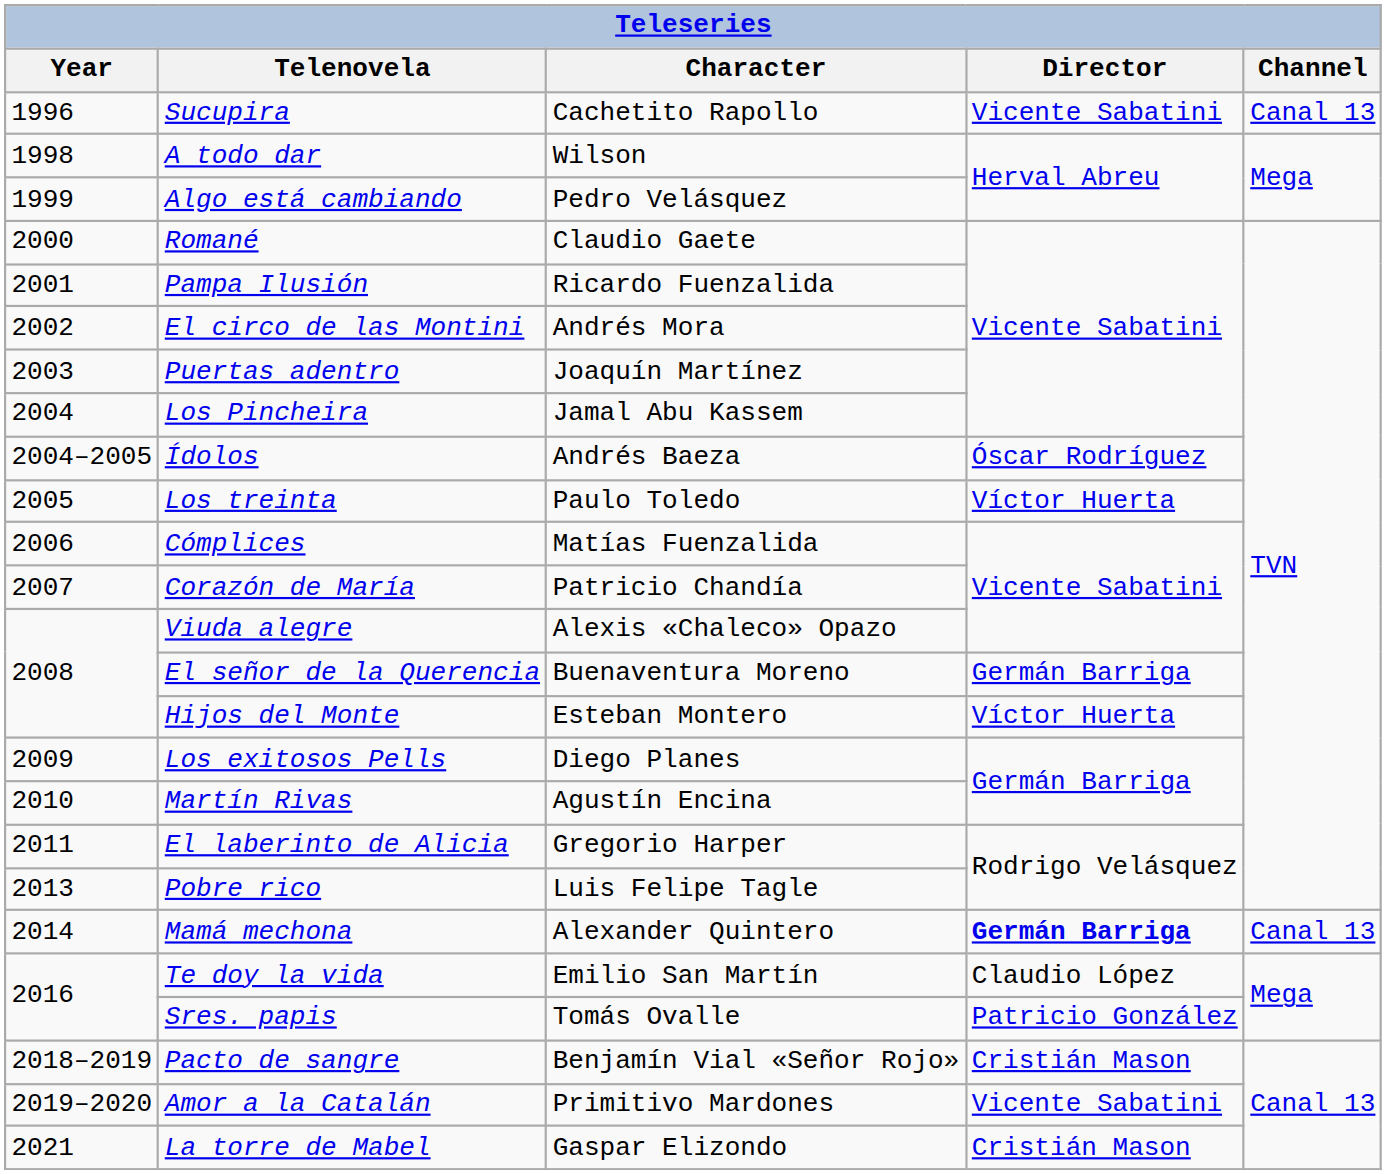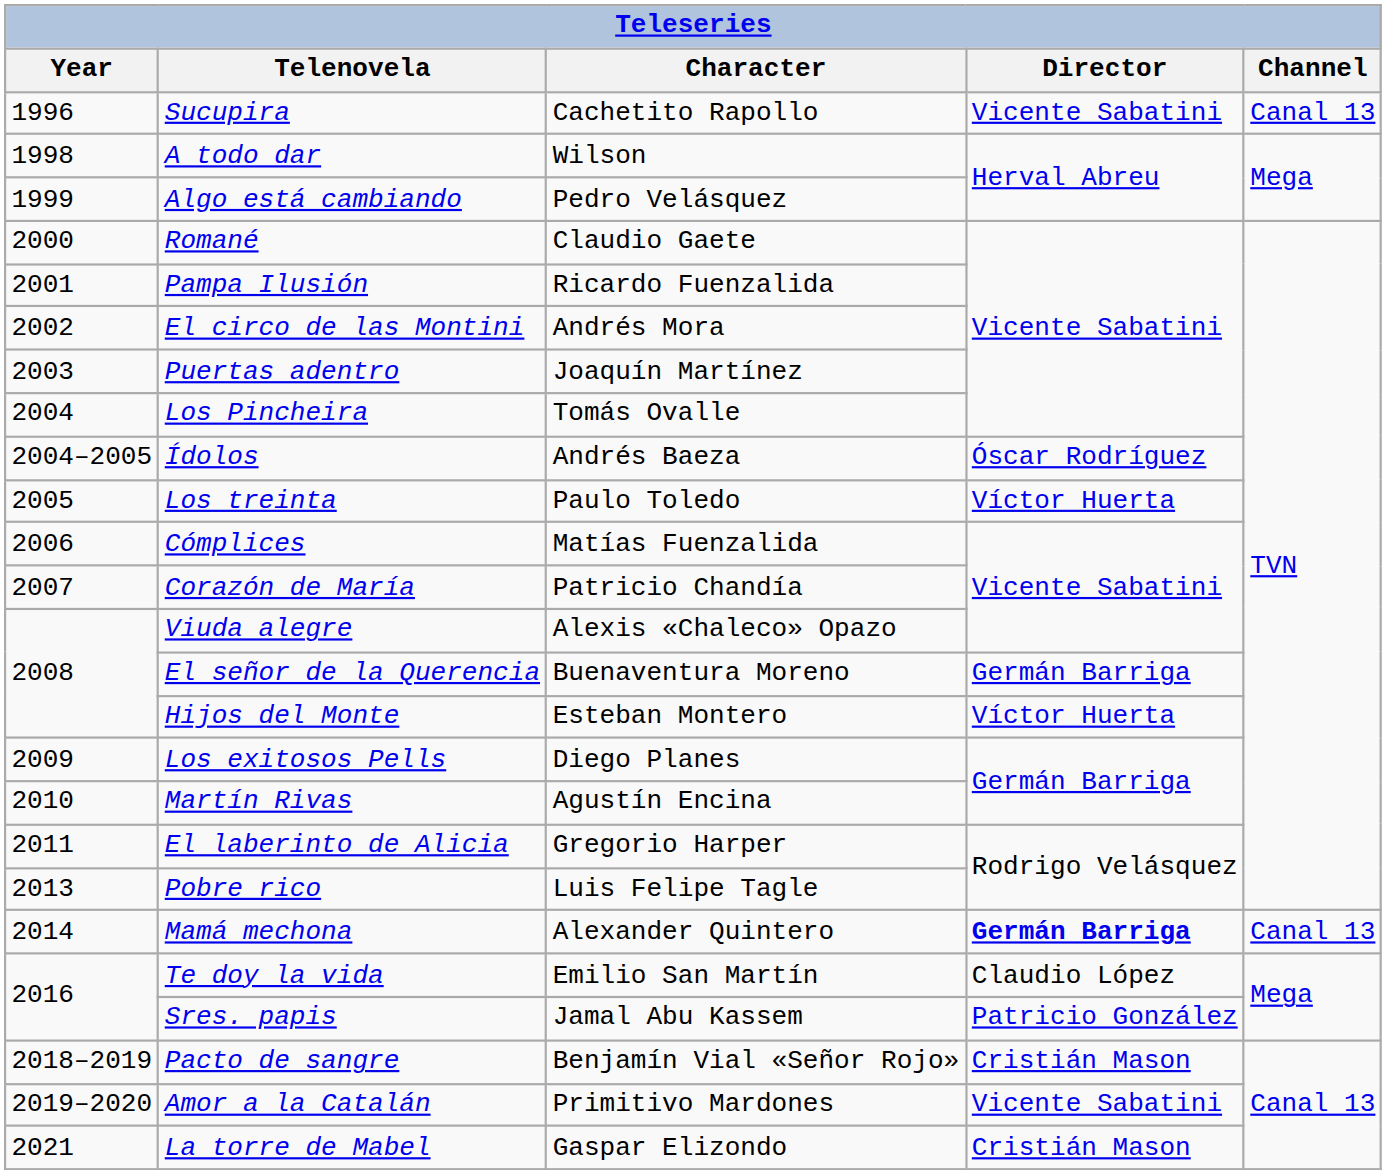(678, 415) Jamal Abu Kassem -> (646, 415) Tomás Ovalle
(646, 1018) Tomás Ovalle -> (678, 1018) Jamal Abu Kassem
